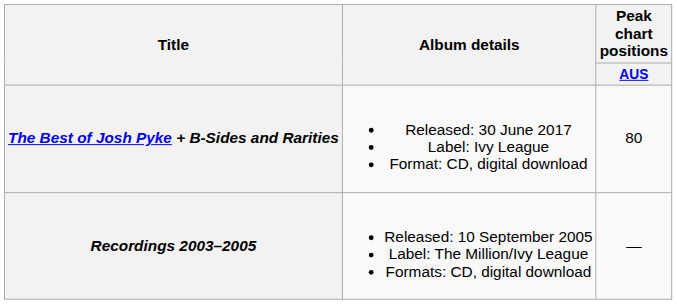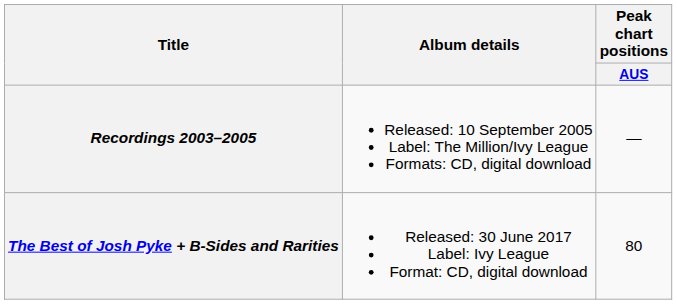rows swapped: (173, 245) <-> (173, 138)
